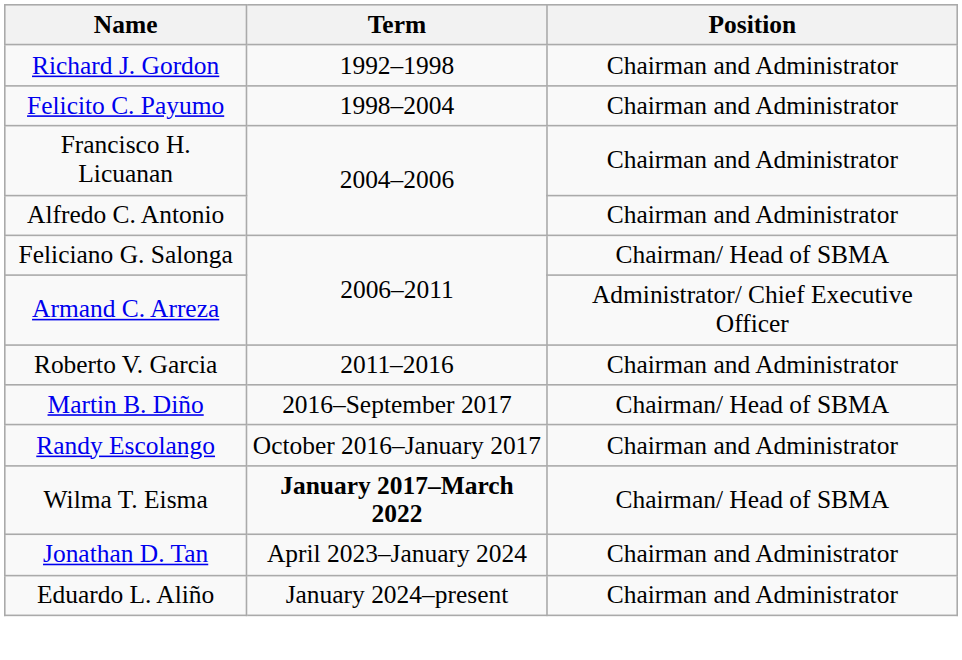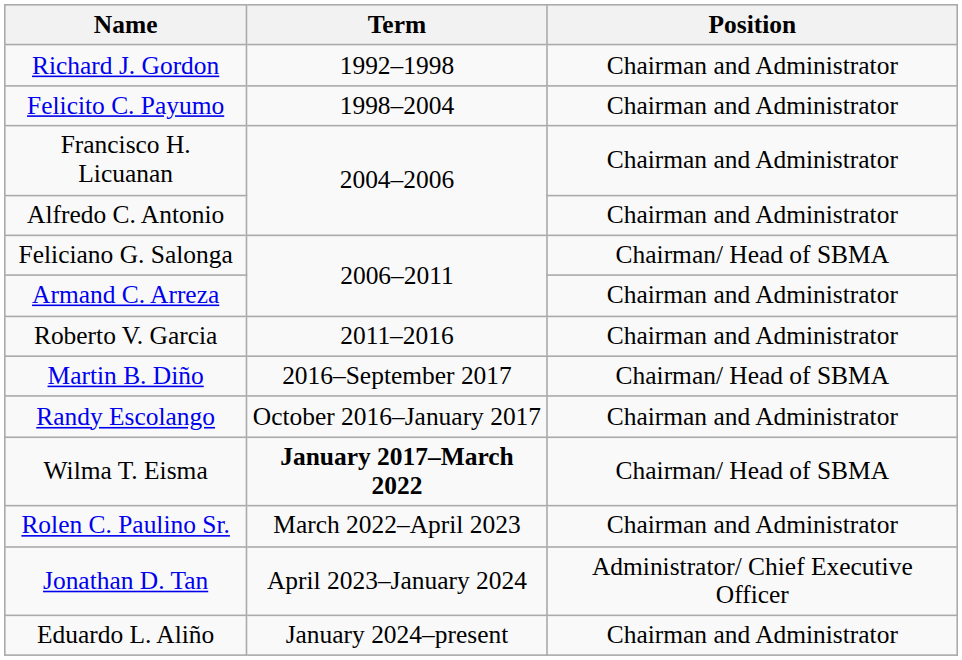(752, 309) Administrator/ Chief Executive Officer -> (752, 295) Chairman and Administrator
+ row: (126, 525)
(752, 554) Chairman and Administrator -> (752, 580) Administrator/ Chief Executive Officer
